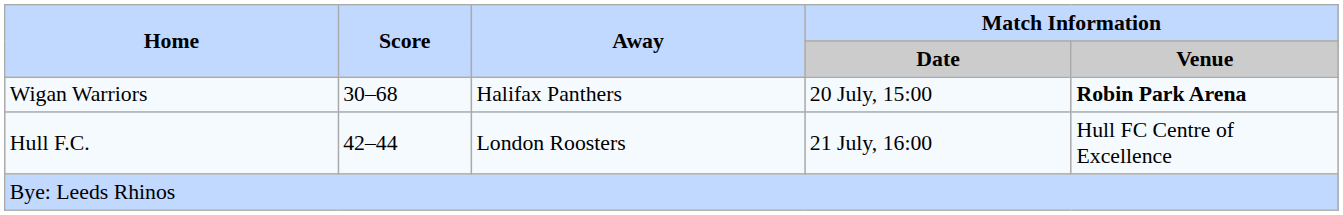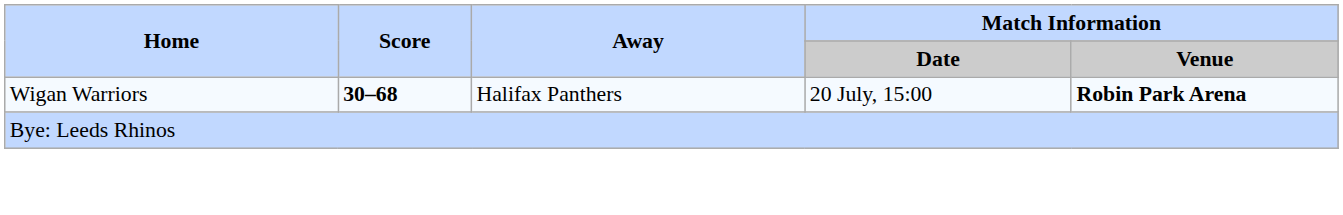(370, 94) normal -> (370, 94) bold
- row: (50, 143)
